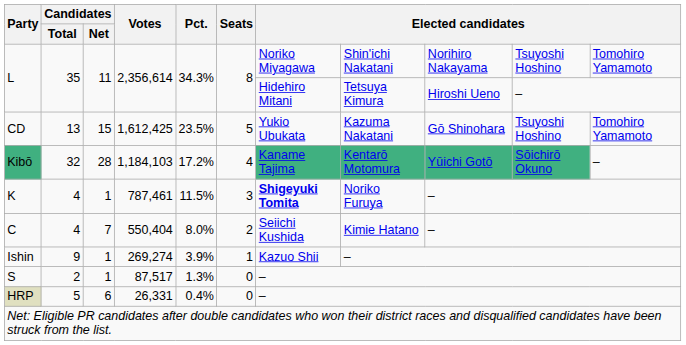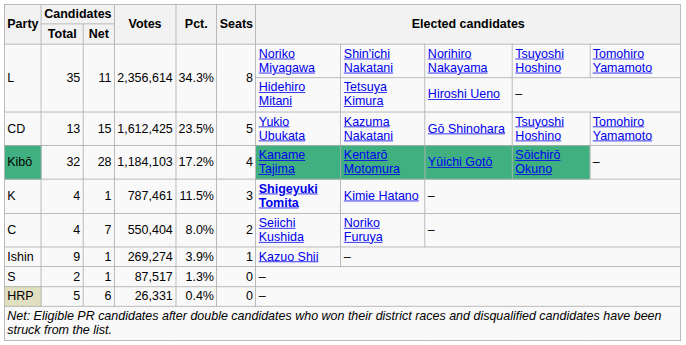(363, 196) Noriko Furuya -> (381, 196) Kimie Hatano
(381, 230) Kimie Hatano -> (363, 230) Noriko Furuya
